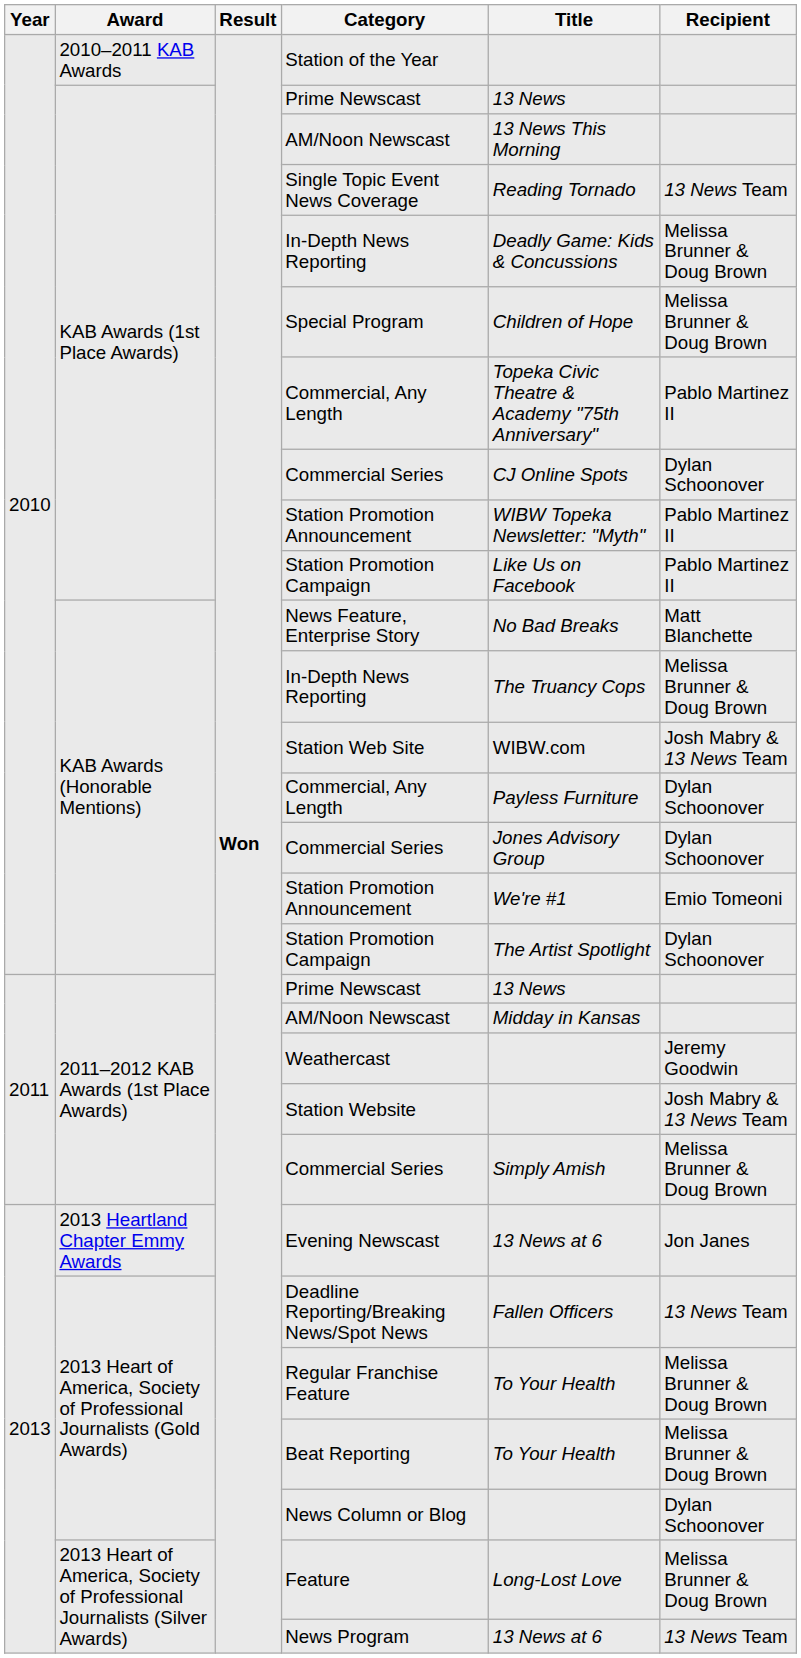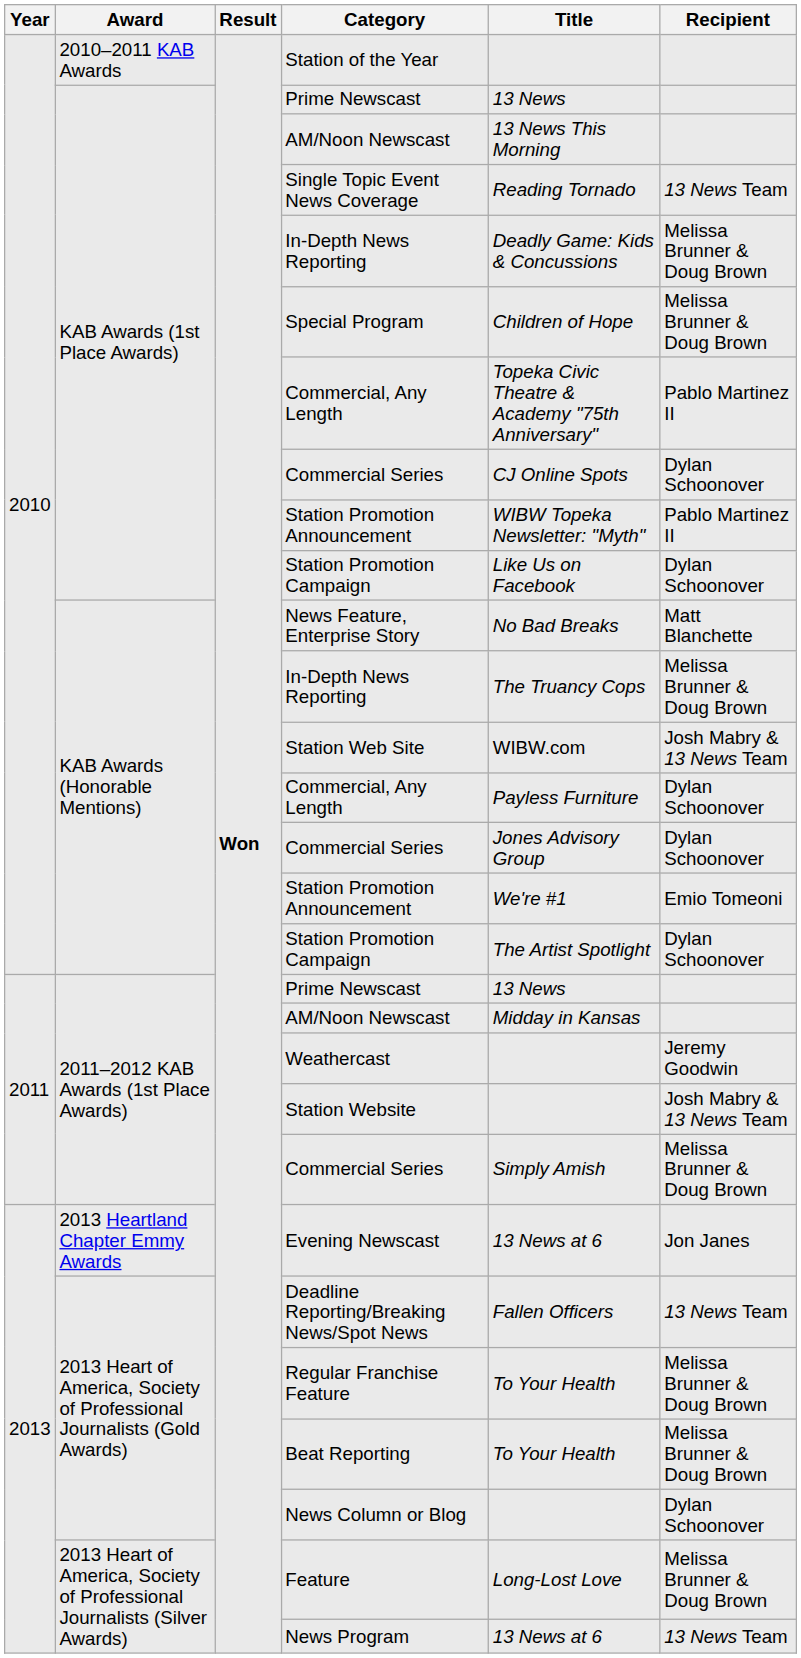(727, 576) Pablo Martinez II -> (714, 576) Dylan Schoonover
